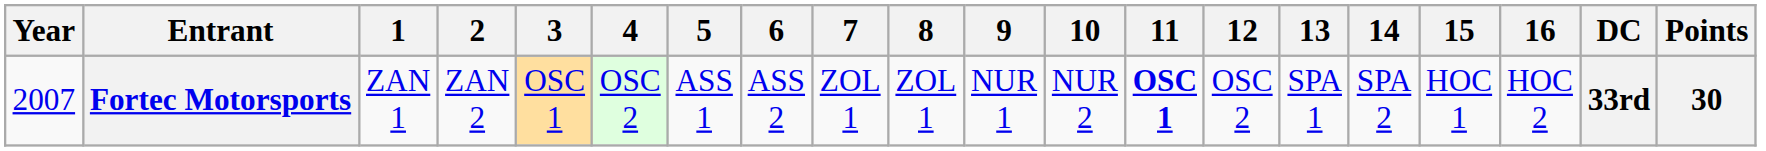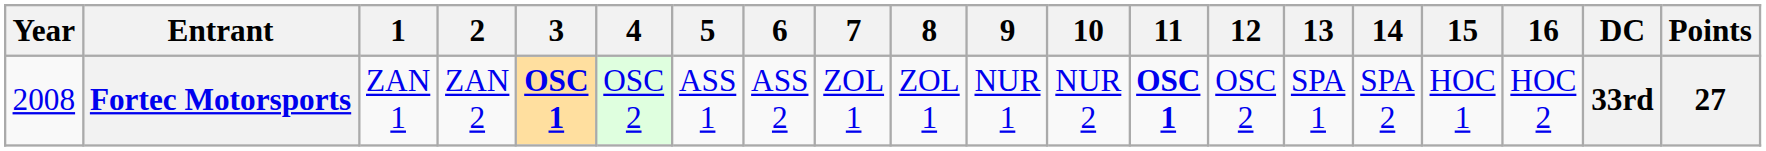(44, 99) 2007 -> (44, 99) 2008
(555, 99) normal -> (556, 99) bold
(1707, 99) 30 -> (1710, 99) 27
